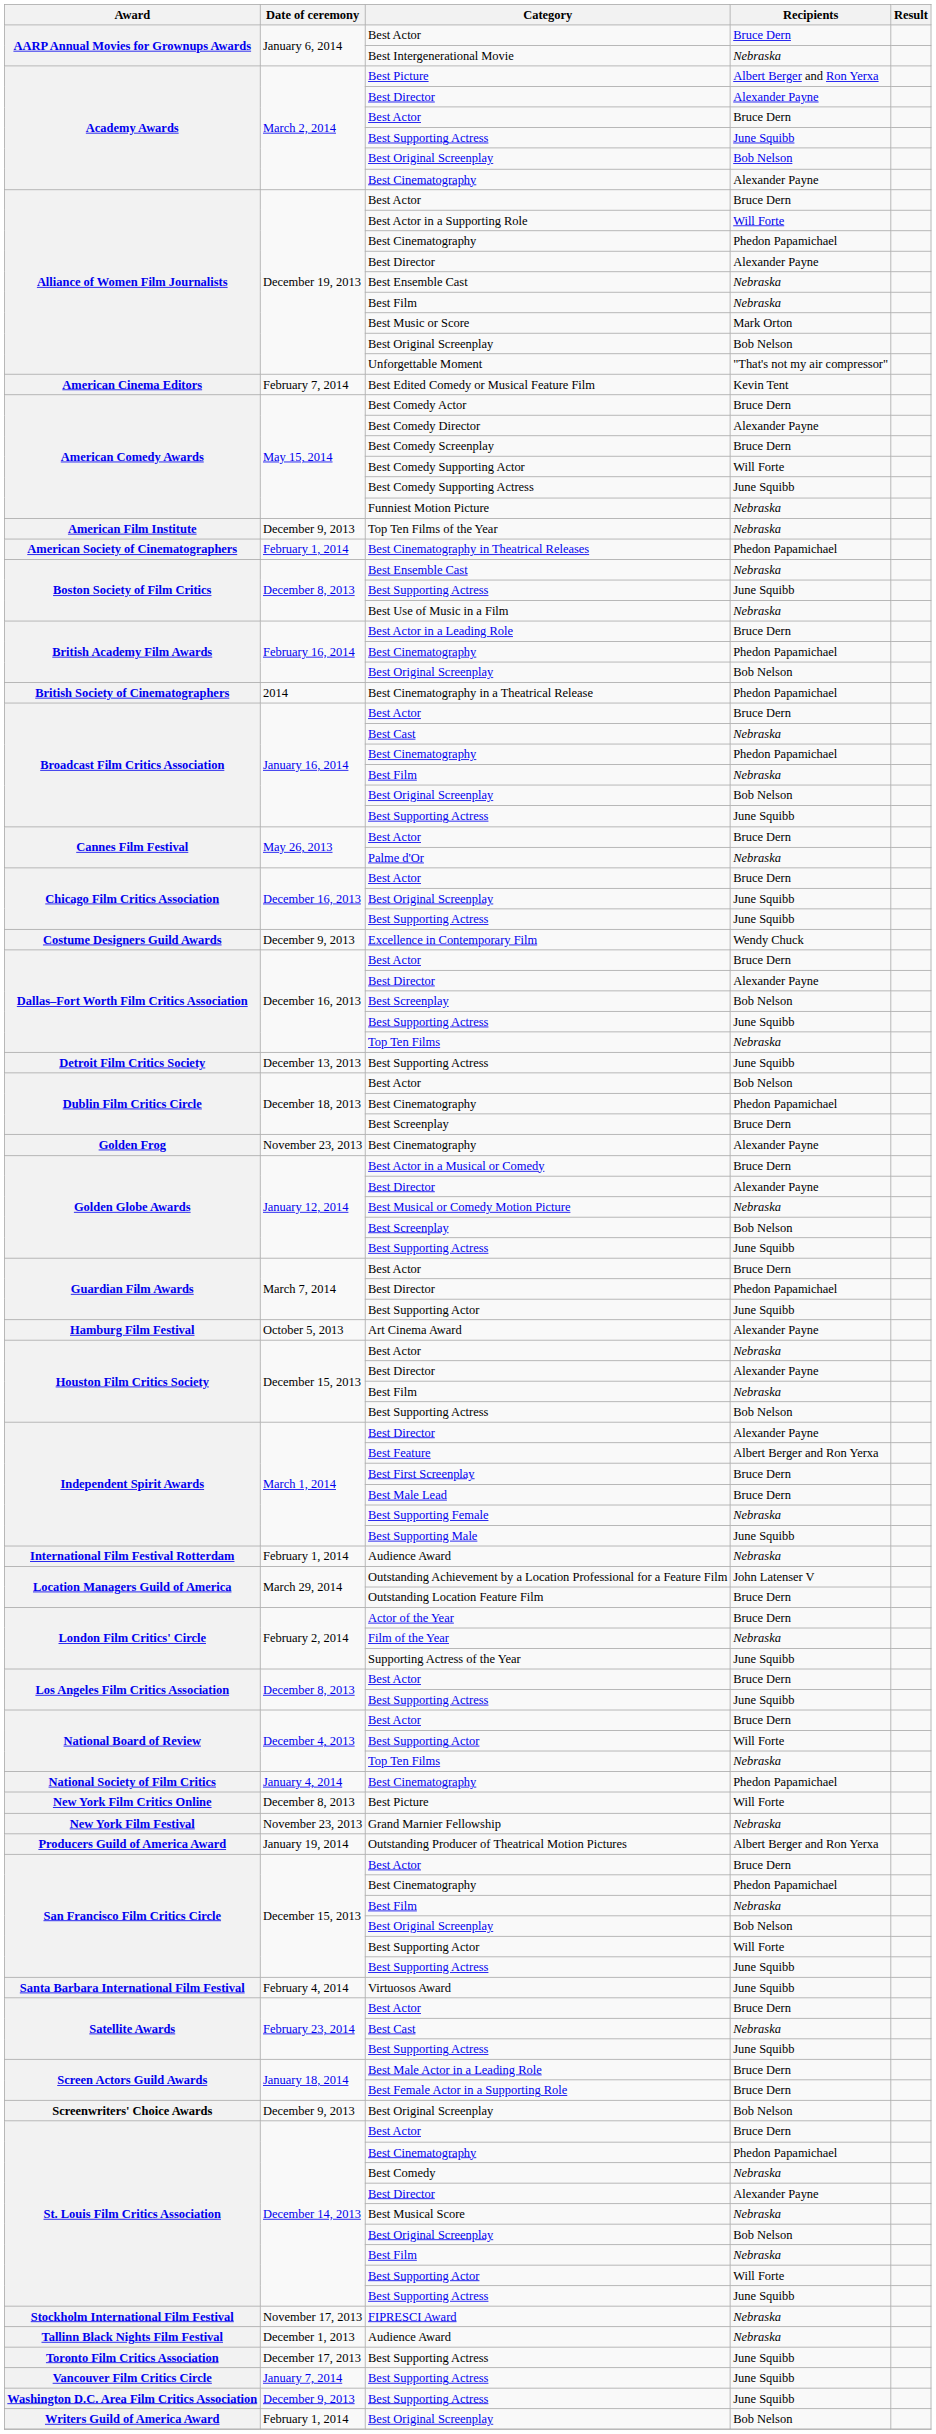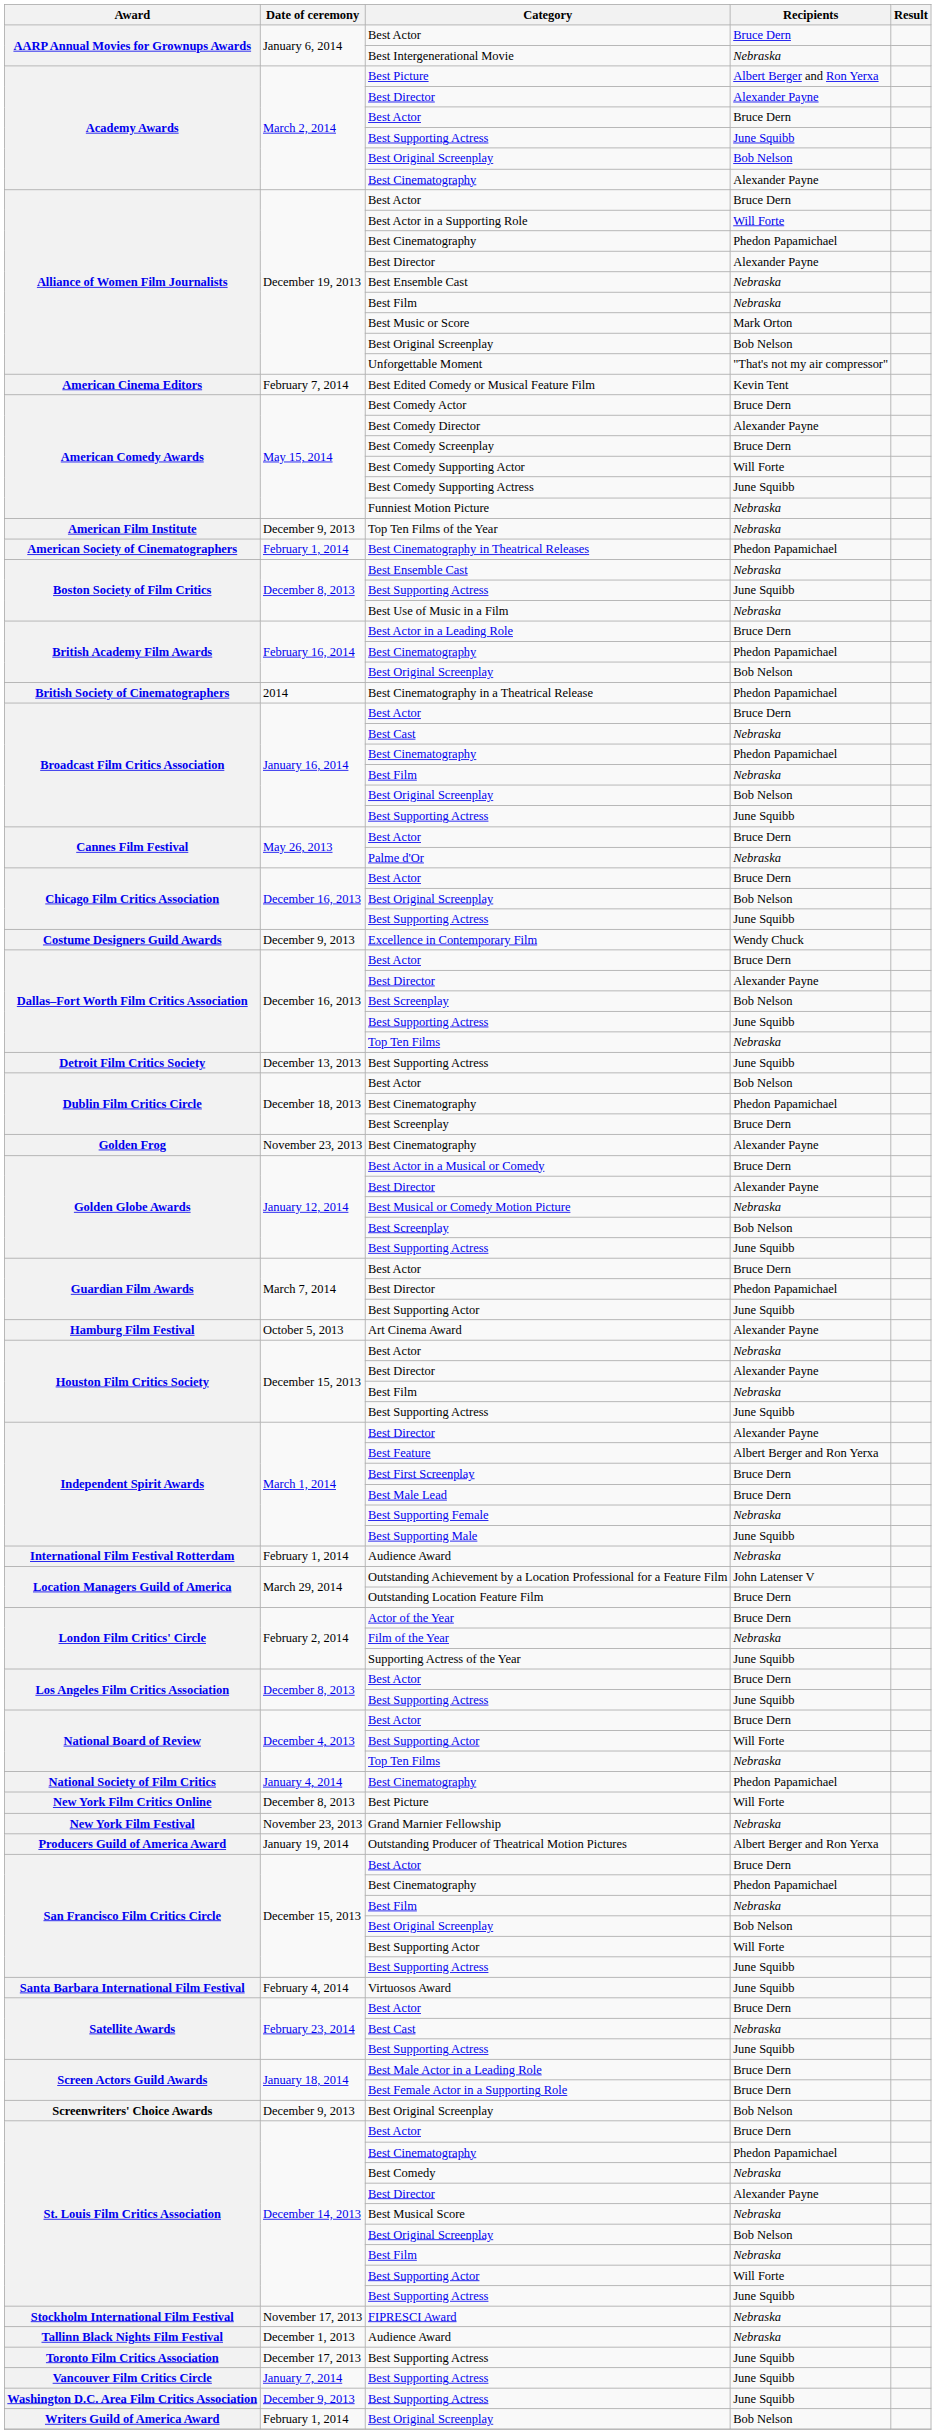(764, 898) June Squibb -> (763, 898) Bob Nelson
(763, 1412) Bob Nelson -> (764, 1412) June Squibb
